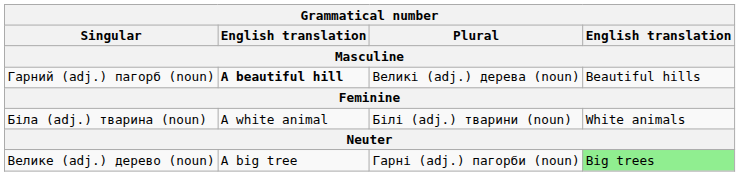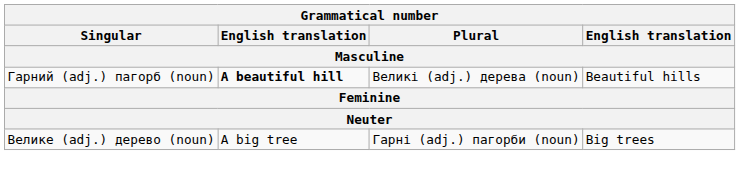- row: (107, 119)
(620, 160) lightgreen background -> (620, 139) no background
